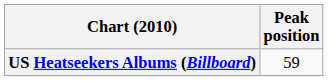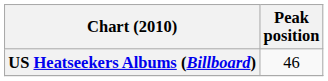(292, 62) 59 -> (292, 62) 46
